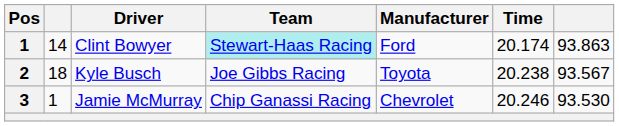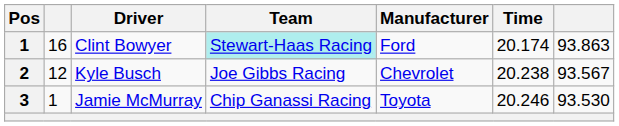(58, 46) 14 -> (58, 46) 16
(58, 73) 18 -> (58, 73) 12
(405, 73) Toyota -> (417, 73) Chevrolet
(417, 100) Chevrolet -> (405, 100) Toyota
